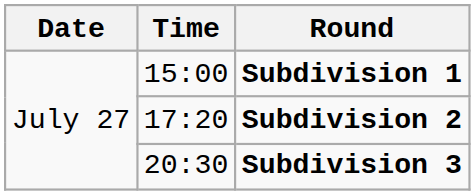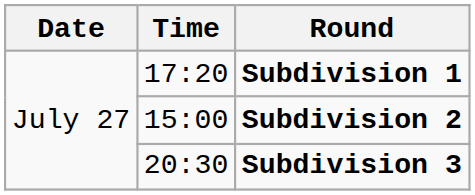(186, 74) 15:00 -> (186, 74) 17:20
(186, 120) 17:20 -> (186, 120) 15:00
